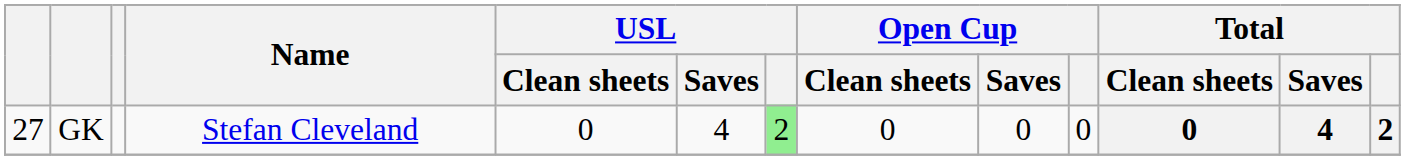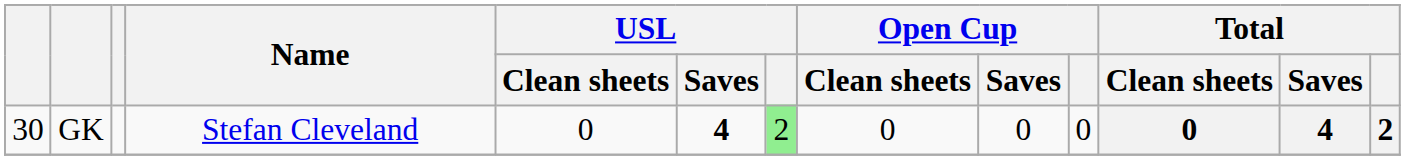(28, 129) 27 -> (28, 129) 30
(721, 129) normal -> (721, 129) bold
